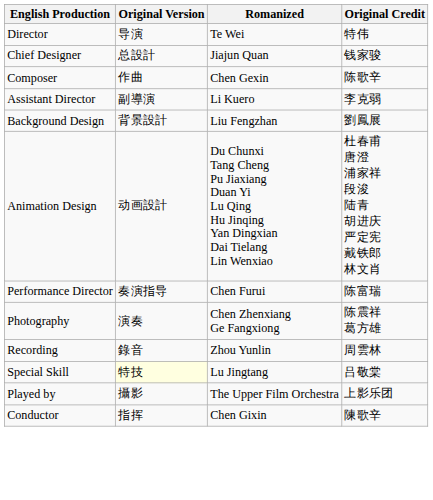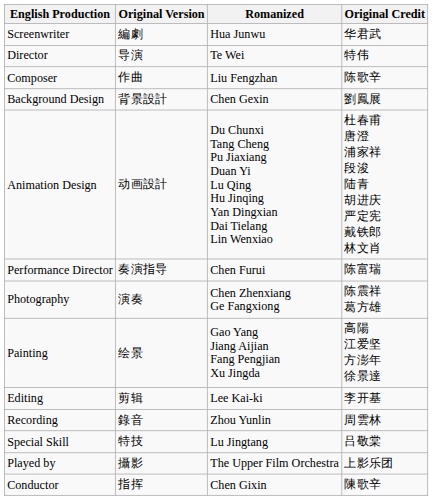+ row: (38, 34)
- row: (44, 56)
(239, 77) Chen Gexin -> (244, 77) Liu Fengzhan
- row: (51, 99)
(244, 120) Liu Fengzhan -> (239, 99) Chen Gexin
+ row: (27, 353)
+ row: (25, 398)
(131, 371) lightyellow background -> (131, 441) no background
